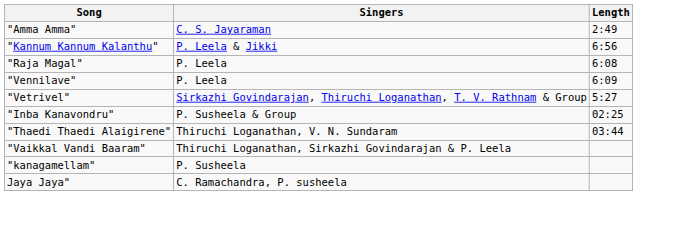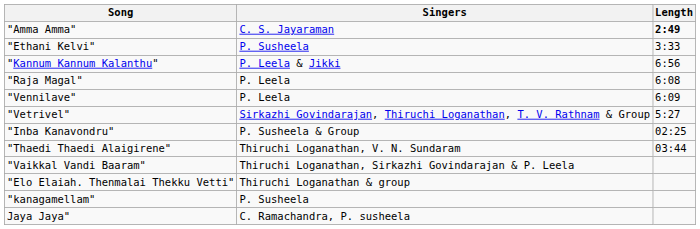(605, 30) normal -> (668, 30) bold
+ row: (51, 47)
+ row: (121, 183)
